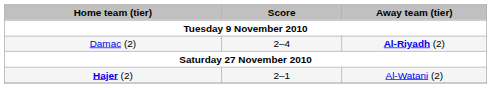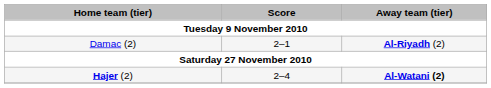(282, 44) 2–4 -> (282, 44) 2–1
(282, 75) 2–1 -> (282, 75) 2–4
(414, 75) normal -> (414, 75) bold
